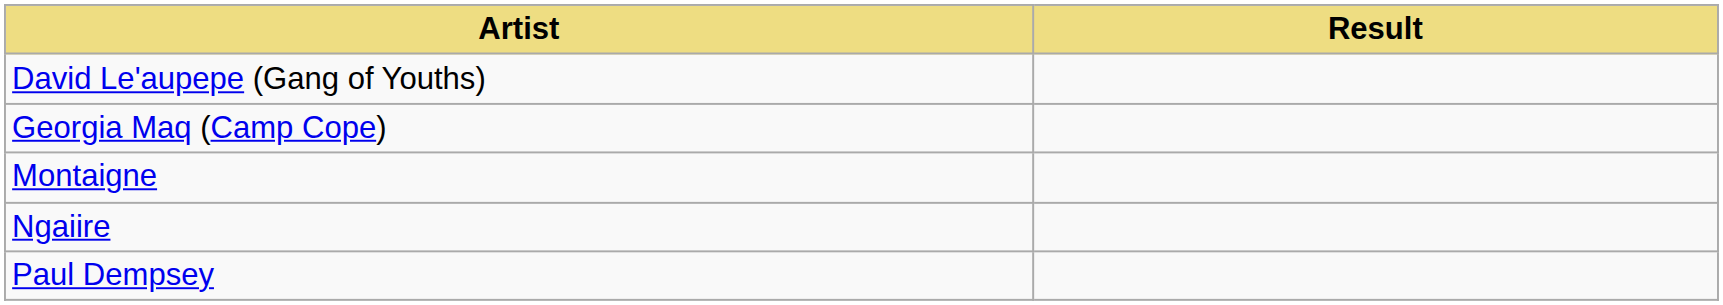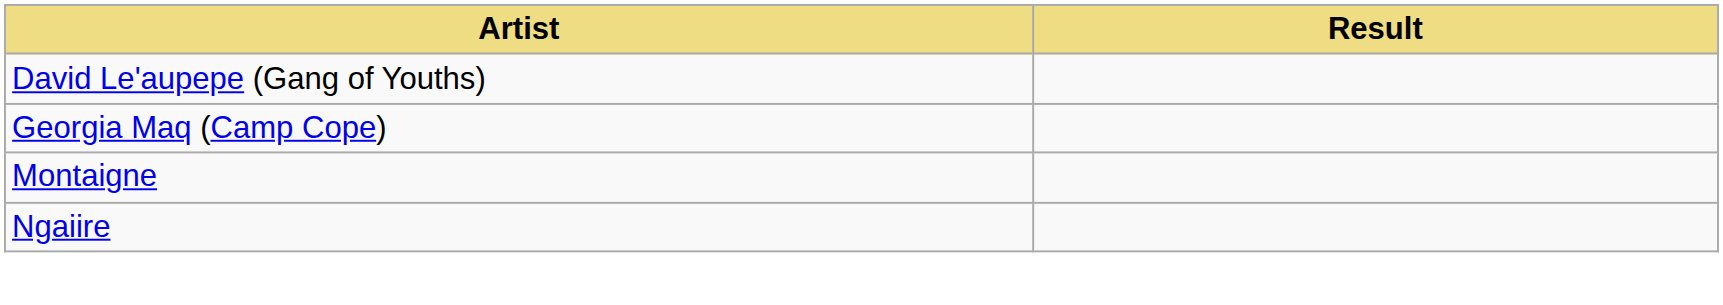- row: (113, 275)
